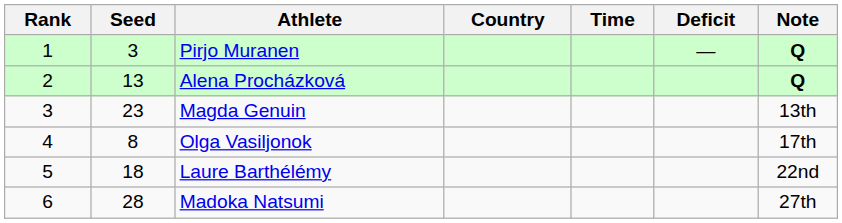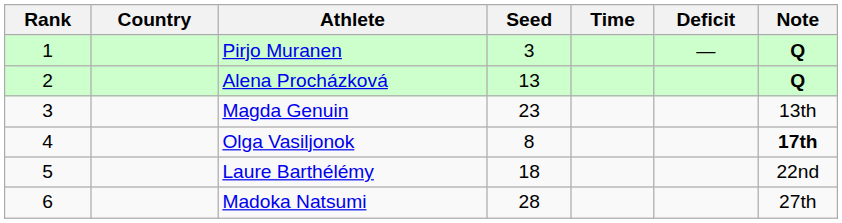columns swapped: (133, 19) <-> (508, 19)
(798, 141) normal -> (798, 141) bold
